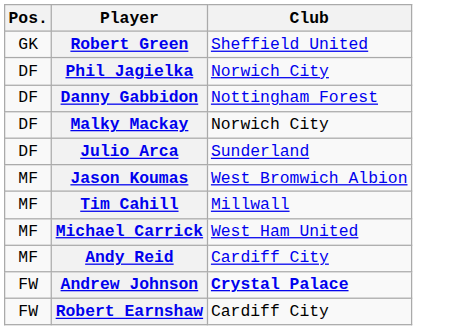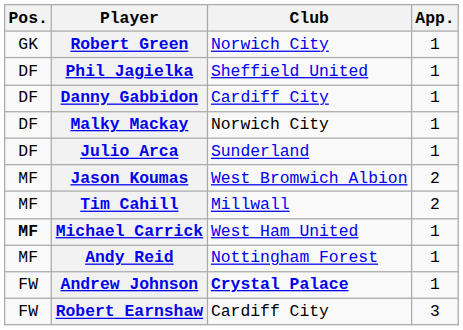+ column: (435, 18)
(290, 45) Sheffield United -> (270, 45) Norwich City
(270, 71) Norwich City -> (290, 71) Sheffield United
(294, 98) Nottingham Forest -> (270, 98) Cardiff City
(28, 232) normal -> (28, 232) bold
(270, 258) Cardiff City -> (294, 258) Nottingham Forest
